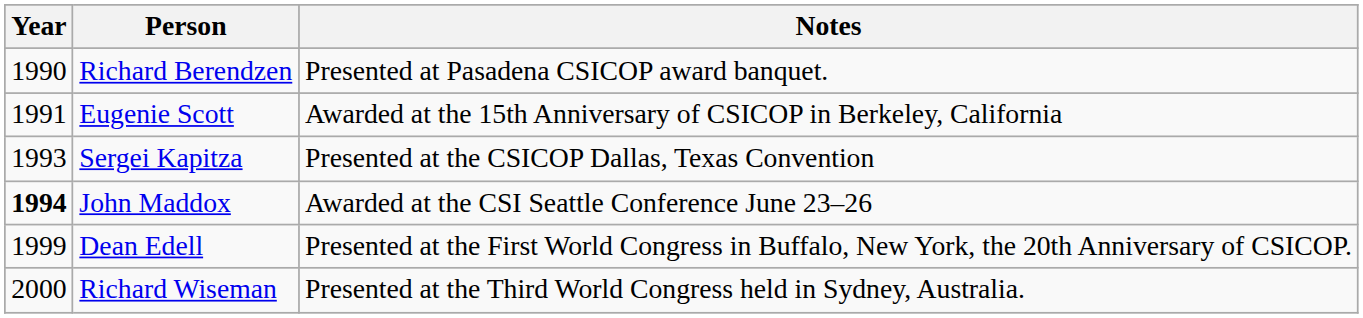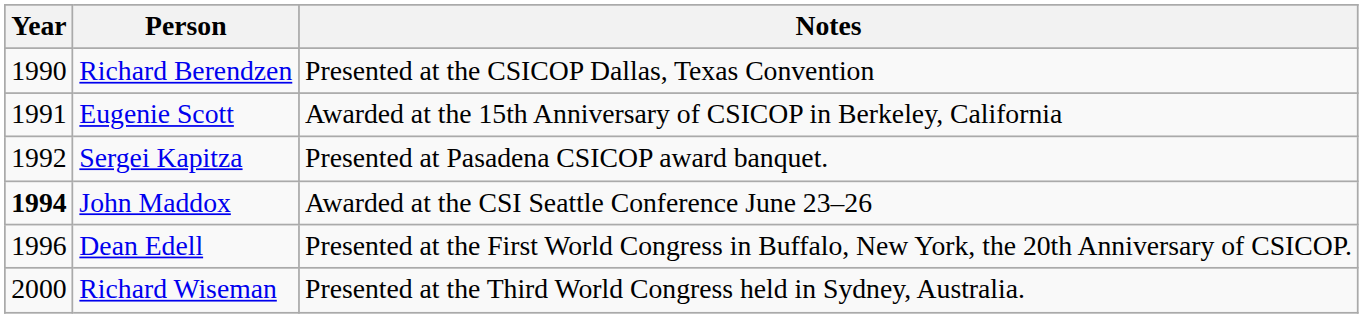(567, 70) Presented at Pasadena CSICOP award banquet. -> (590, 70) Presented at the CSICOP Dallas, Texas Convention
(39, 158) 1993 -> (39, 158) 1992
(590, 158) Presented at the CSICOP Dallas, Texas Convention -> (567, 158) Presented at Pasadena CSICOP award banquet.
(39, 245) 1999 -> (39, 245) 1996
